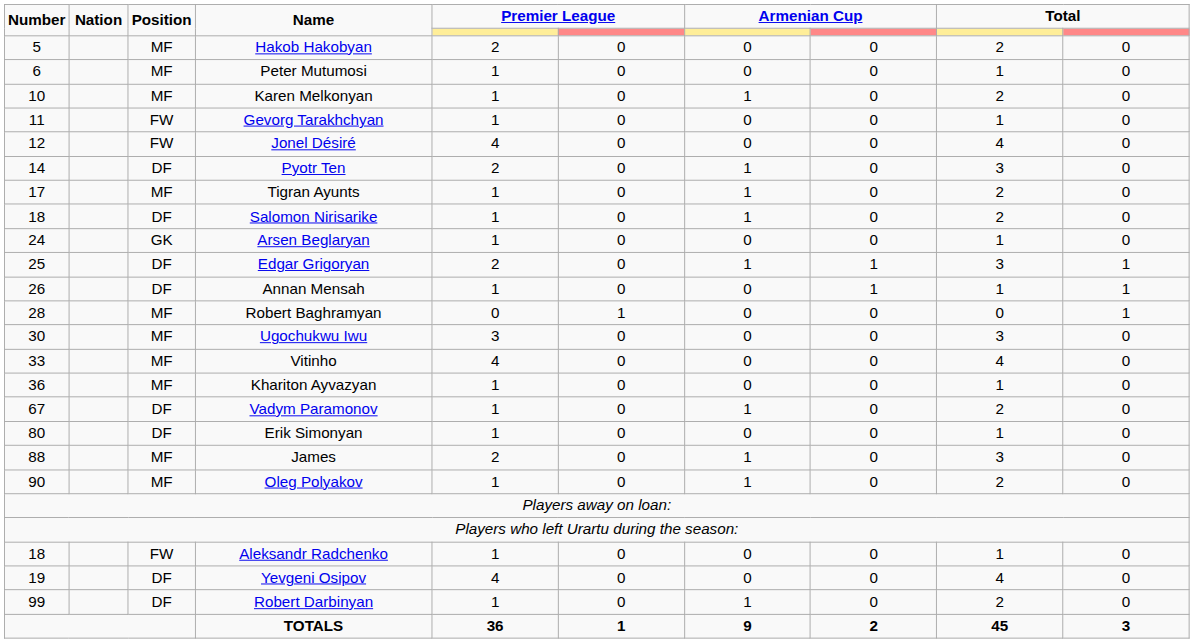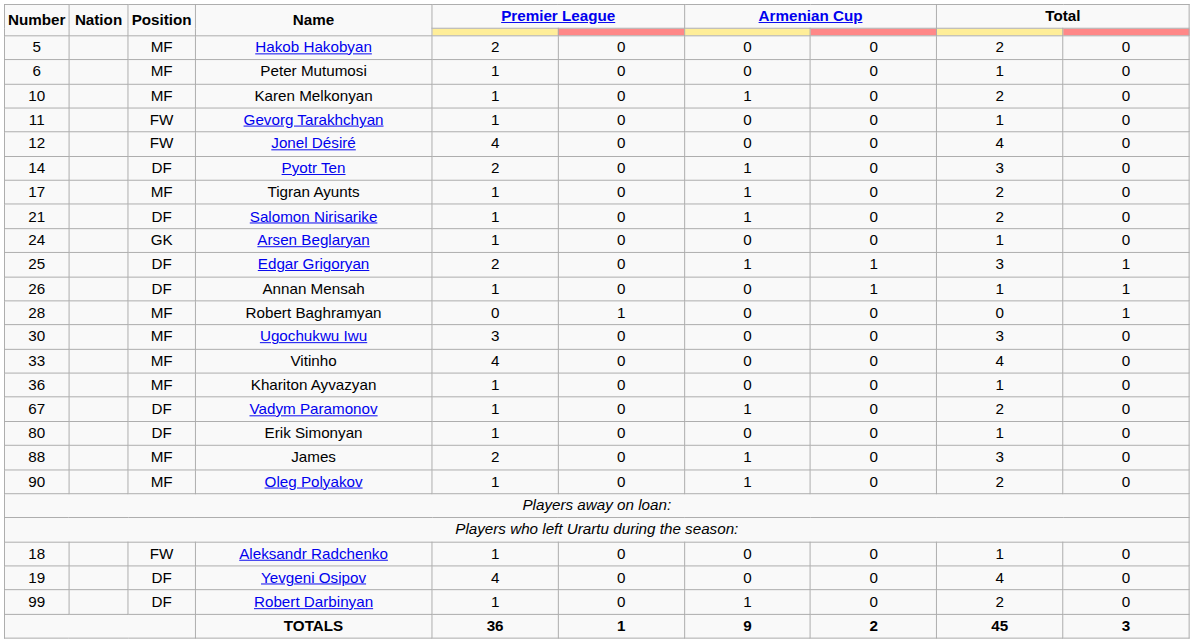(37, 216) 18 -> (37, 216) 21
